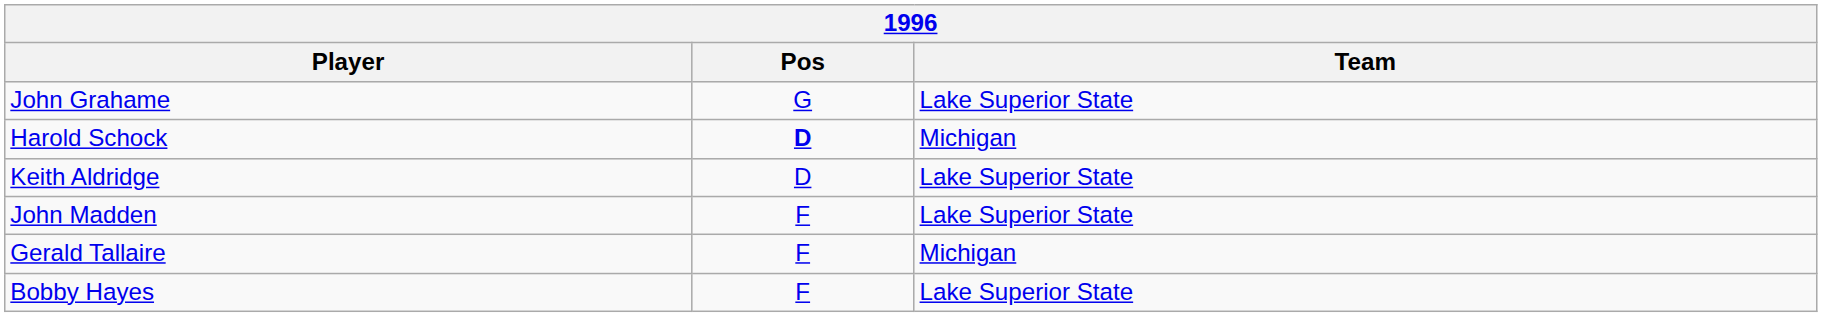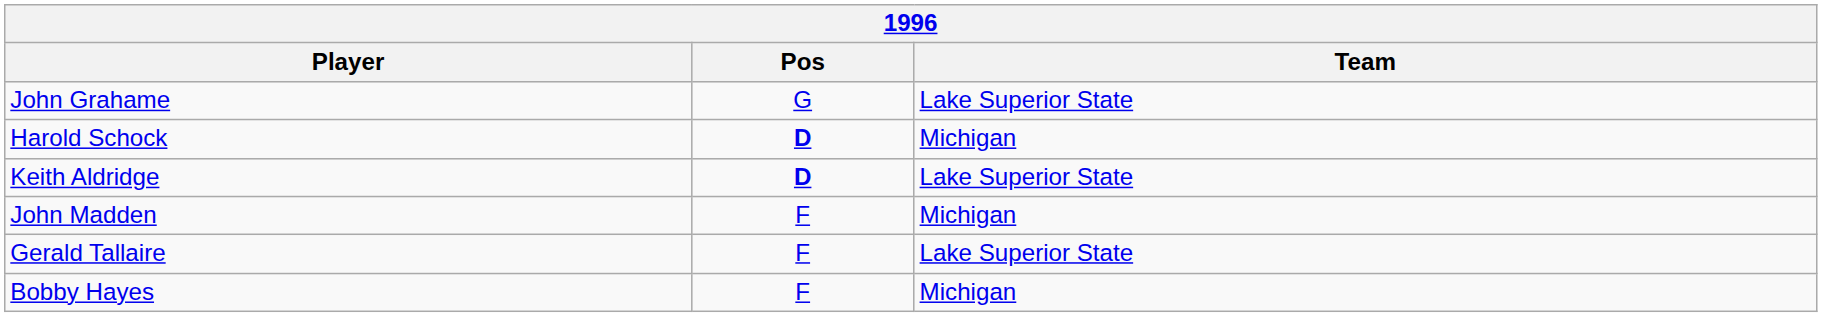(803, 176) normal -> (803, 176) bold
(1026, 215) Lake Superior State -> (968, 215) Michigan
(968, 253) Michigan -> (1026, 253) Lake Superior State
(1026, 291) Lake Superior State -> (968, 291) Michigan
